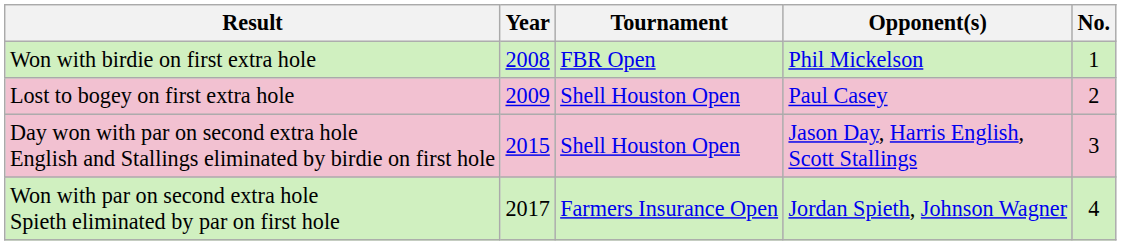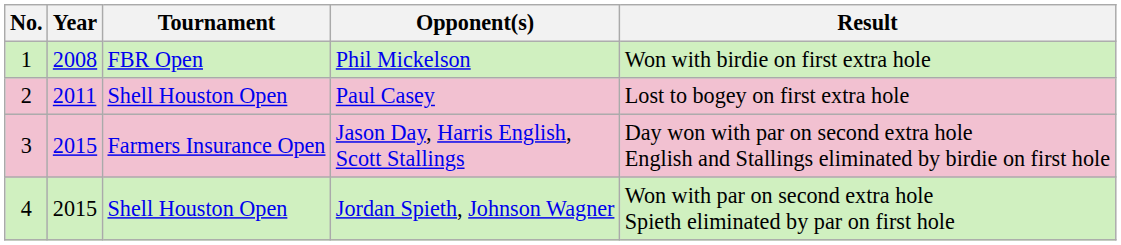columns swapped: (1094, 22) <-> (253, 22)
(528, 96) 2009 -> (75, 96) 2011
(650, 145) Shell Houston Open -> (216, 145) Farmers Insurance Open
(528, 208) 2017 -> (75, 208) 2015
(669, 208) Farmers Insurance Open -> (197, 208) Shell Houston Open
